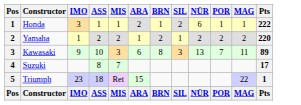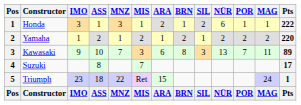+ column: (120, 10)
(244, 79) 22 -> (267, 79) 24
